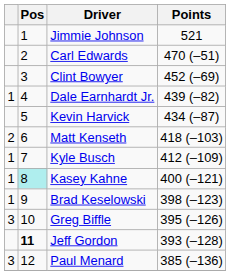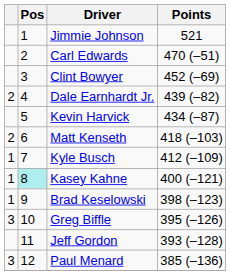(11, 97) 1 -> (11, 97) 2
(27, 240) bold -> (27, 240) normal
